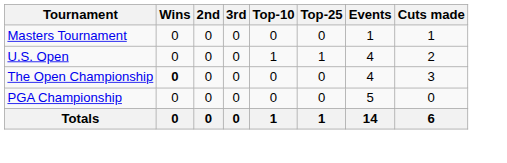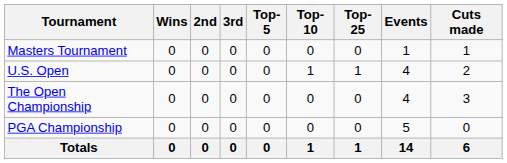+ column: (267, 22)
(175, 77) bold -> (172, 99) normal
